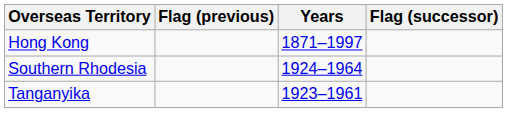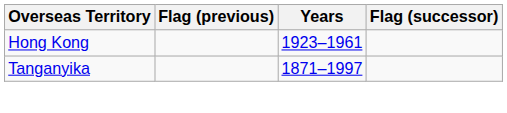(322, 42) 1871–1997 -> (322, 42) 1923–1961
- row: (77, 68)
(322, 94) 1923–1961 -> (322, 68) 1871–1997
